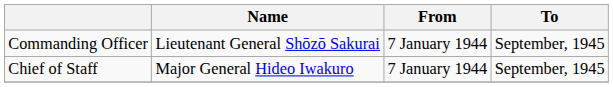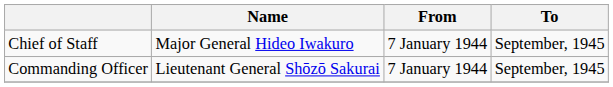rows swapped: (78, 43) <-> (53, 69)
